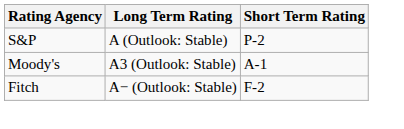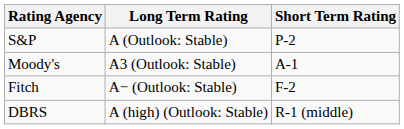+ row: (28, 111)
